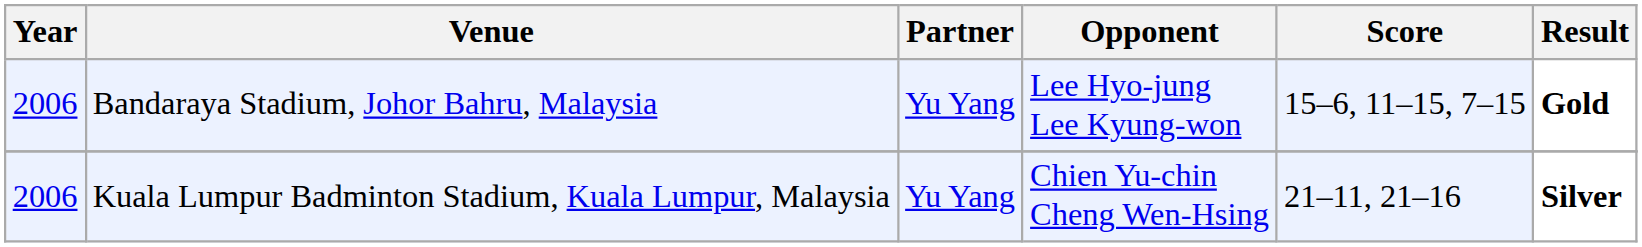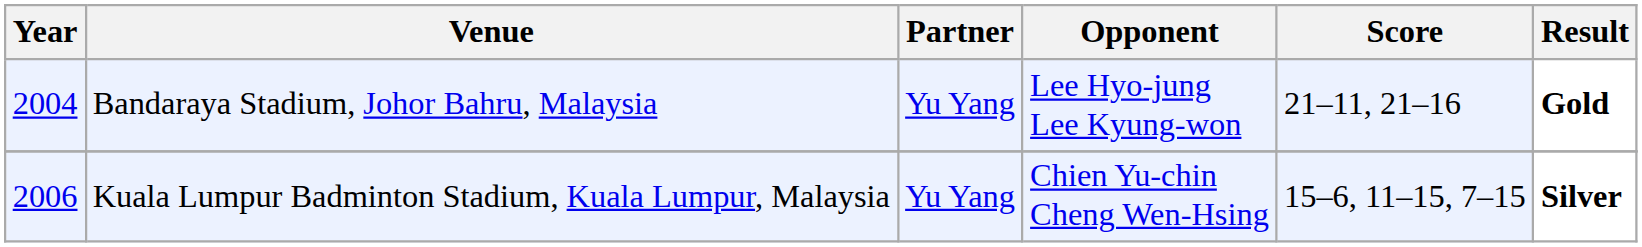(45, 104) 2006 -> (45, 104) 2004
(1405, 104) 15–6, 11–15, 7–15 -> (1372, 104) 21–11, 21–16
(1372, 195) 21–11, 21–16 -> (1405, 195) 15–6, 11–15, 7–15
